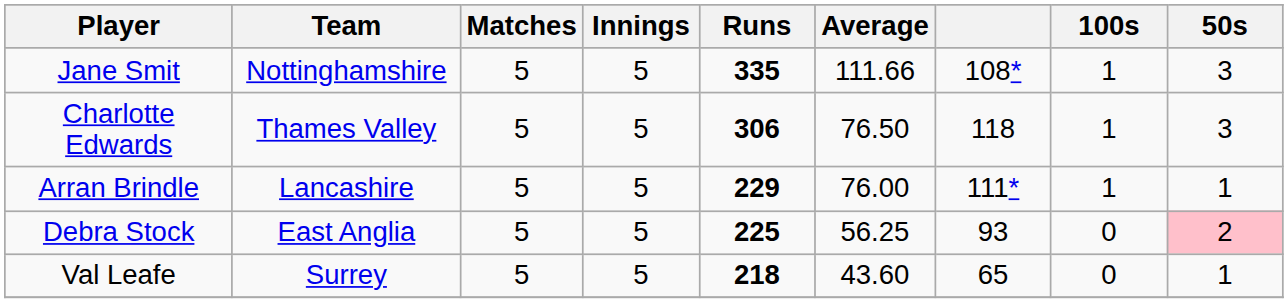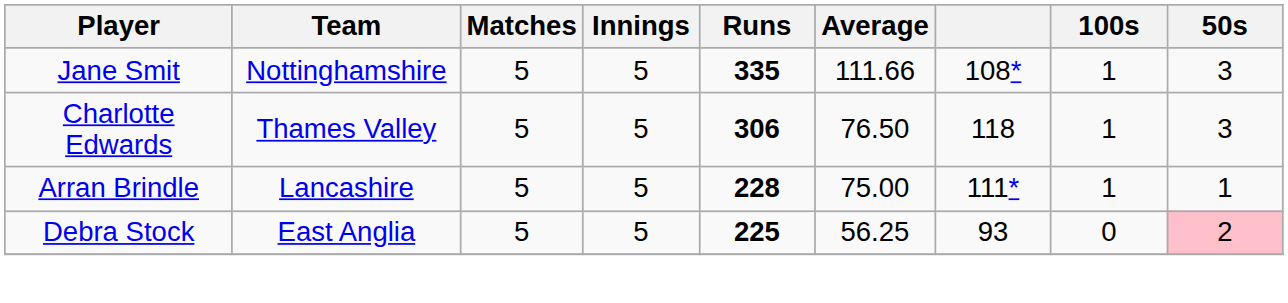(757, 188) 229 -> (757, 188) 228
(875, 188) 76.00 -> (875, 188) 75.00
- row: (119, 275)
